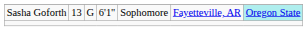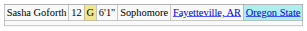(77, 12) 13 -> (77, 12) 12
(90, 12) no background -> (90, 12) khaki background
